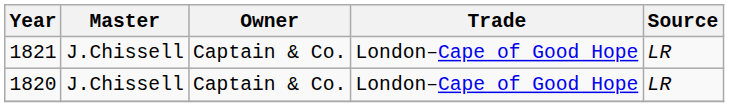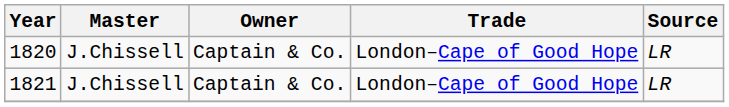rows swapped: (33, 85) <-> (33, 53)
